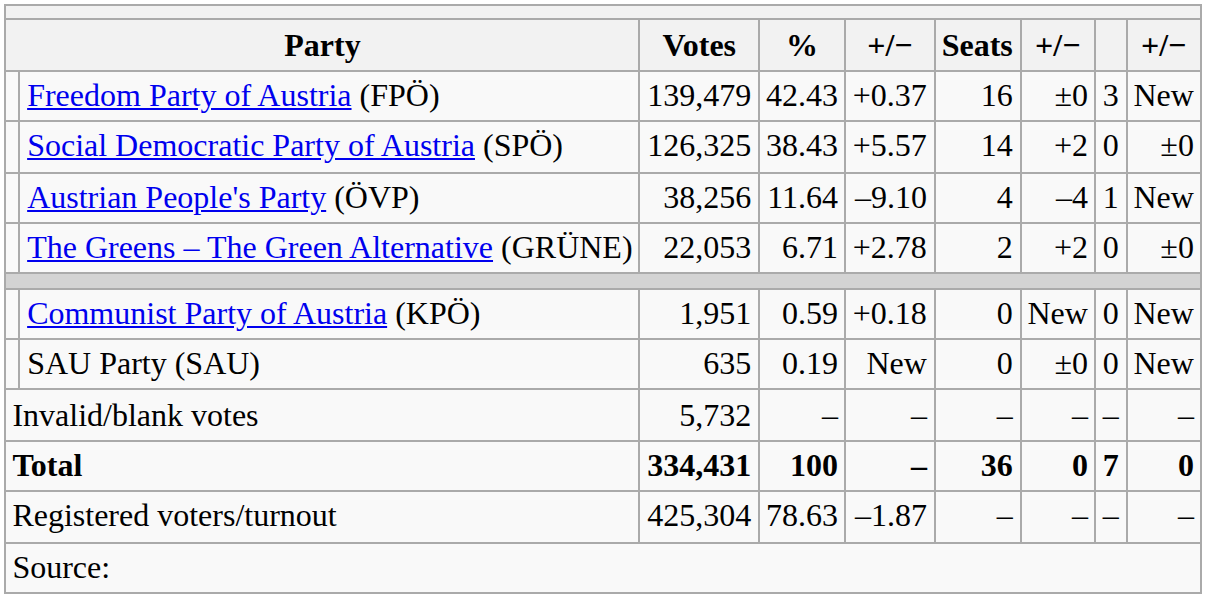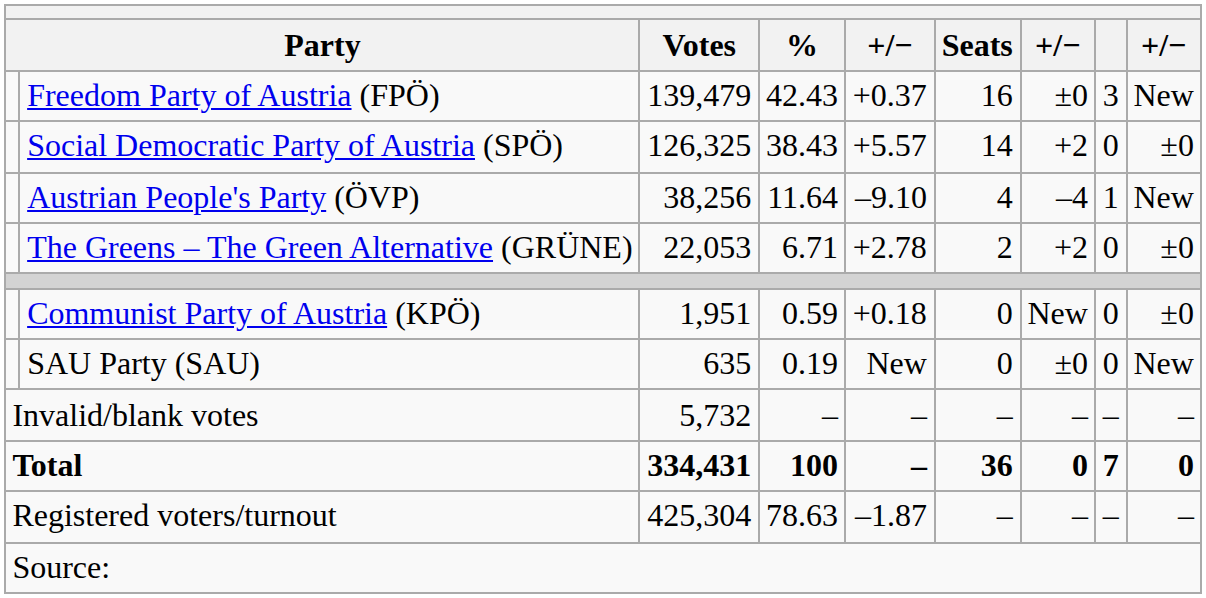(1164, 313) New -> (1177, 313) ±0
